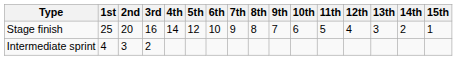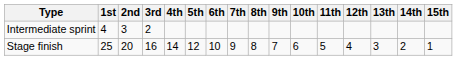rows swapped: (35, 30) <-> (51, 47)
